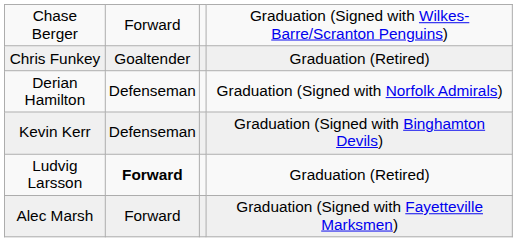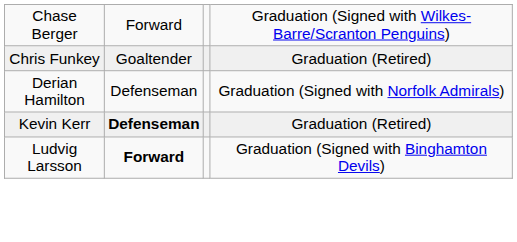(152, 132) normal -> (154, 124) bold
(360, 132) Graduation (Signed with Binghamton Devils) -> (361, 124) Graduation (Retired)
(360, 174) Graduation (Retired) -> (361, 157) Graduation (Signed with Binghamton Devils)
- row: (55, 216)
